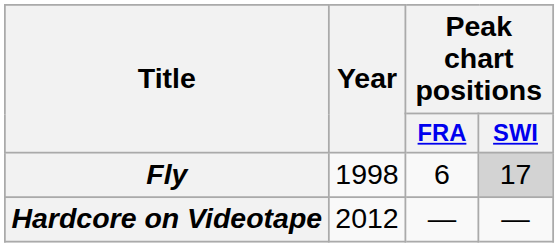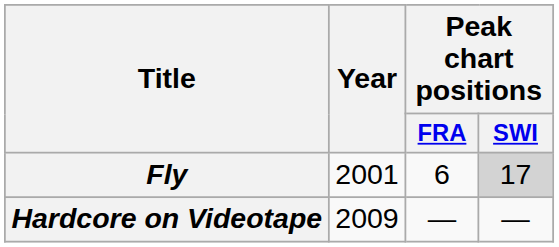(367, 174) 1998 -> (367, 174) 2001
(367, 219) 2012 -> (367, 219) 2009
